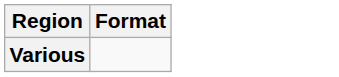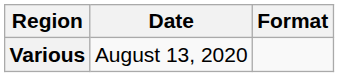+ column: (171, 21)
